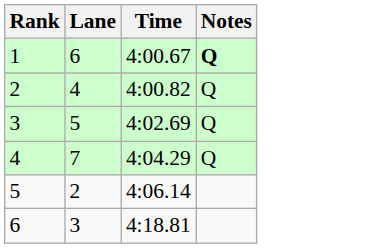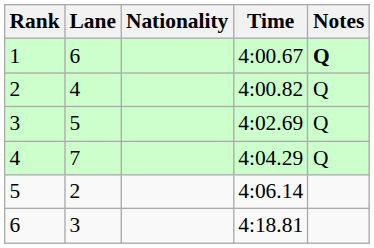+ column: (177, 21)
